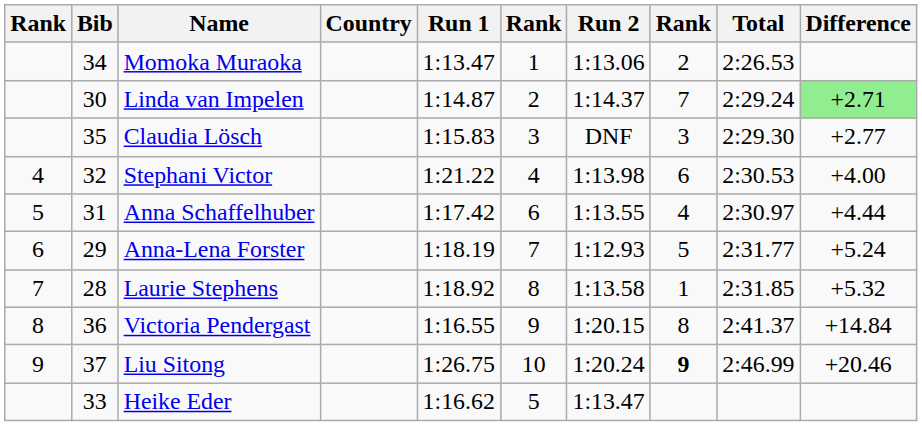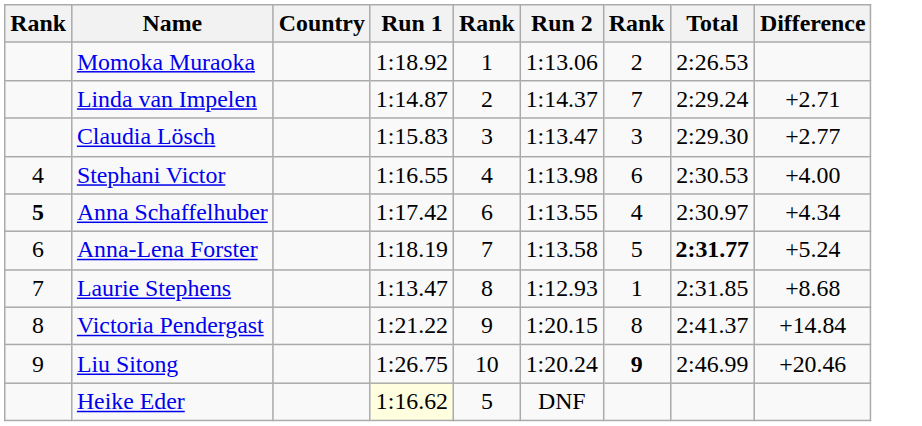- column: (95, 23)
(459, 61) 1:13.47 -> (412, 61) 1:18.92
(858, 99) lightgreen background -> (813, 99) no background
(609, 136) DNF -> (562, 136) 1:13.47
(459, 174) 1:21.22 -> (412, 174) 1:16.55
(38, 212) normal -> (38, 212) bold
(858, 212) +4.44 -> (813, 212) +4.34
(609, 250) 1:12.93 -> (562, 250) 1:13.58
(758, 250) normal -> (712, 250) bold
(459, 288) 1:18.92 -> (412, 288) 1:13.47
(609, 288) 1:13.58 -> (562, 288) 1:12.93
(858, 288) +5.32 -> (813, 288) +8.68
(459, 325) 1:16.55 -> (412, 325) 1:21.22
(459, 401) no background -> (412, 401) lightyellow background
(609, 401) 1:13.47 -> (562, 401) DNF
